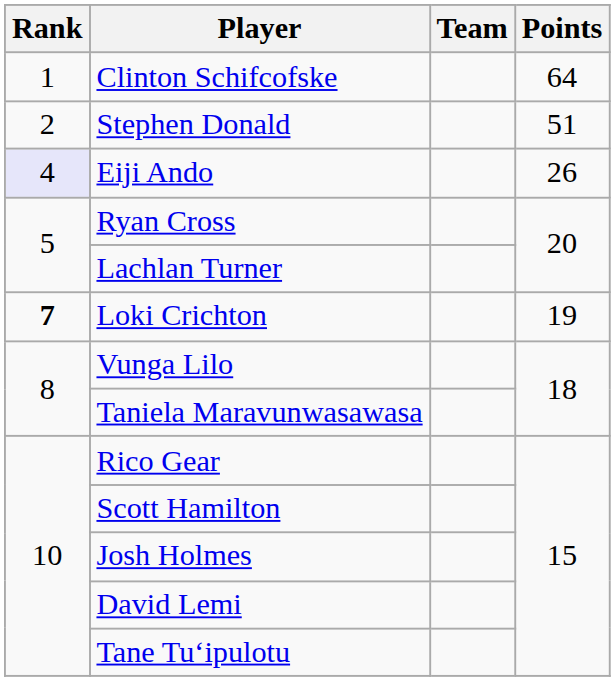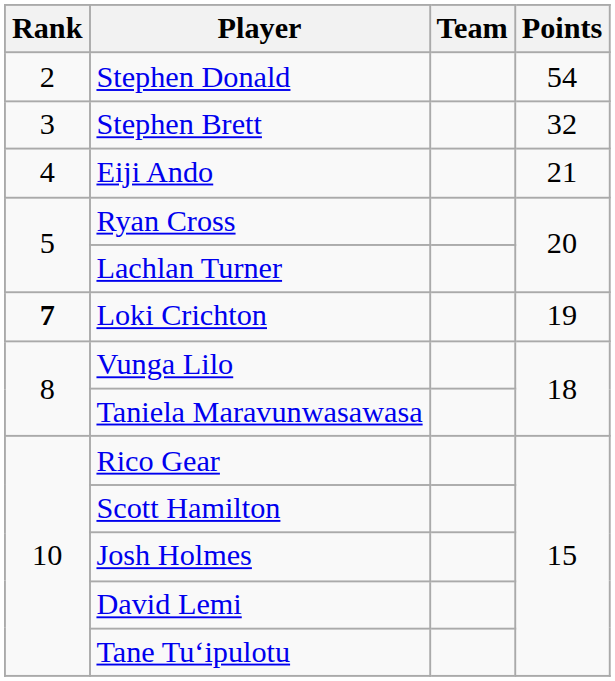- row: (217, 76)
(562, 124) 51 -> (562, 76) 54
+ row: (179, 124)
(47, 172) lavender background -> (47, 172) no background
(562, 172) 26 -> (562, 172) 21
